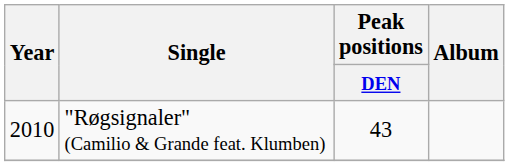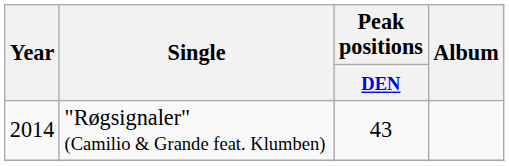(32, 130) 2010 -> (32, 130) 2014
